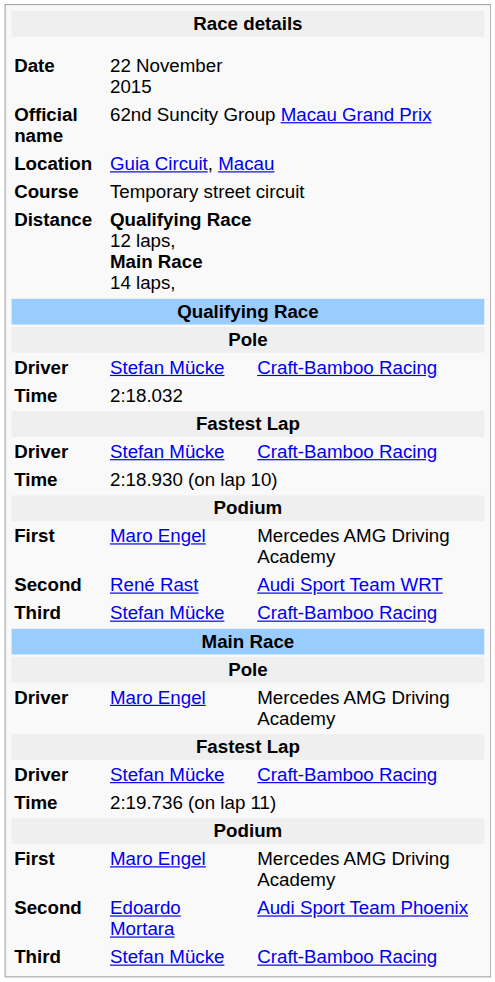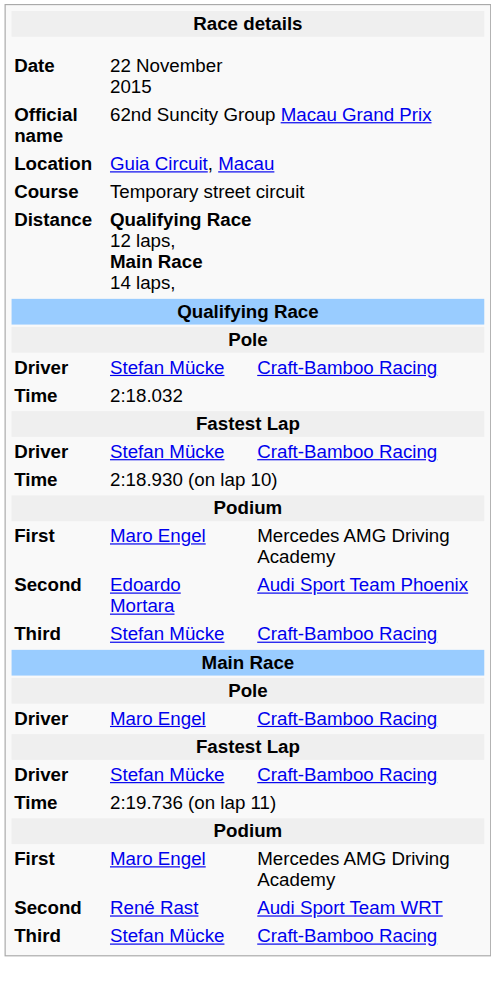rows swapped: (48, 908) <-> (48, 585)
(353, 708) Mercedes AMG Driving Academy -> (347, 719) Craft-Bamboo Racing
